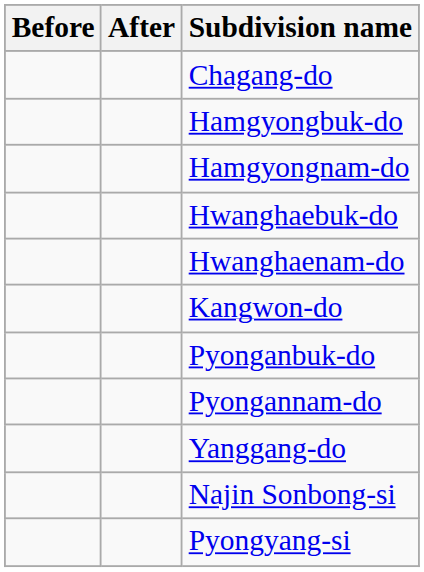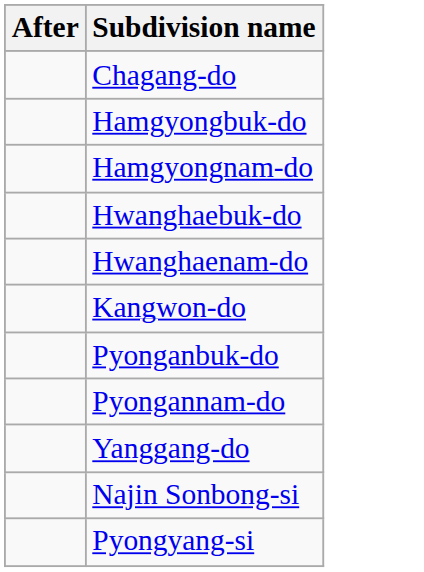- column: (53, 27)
